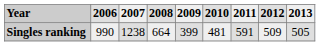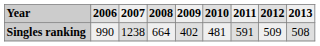(189, 31) 399 -> (189, 31) 402
(301, 31) 505 -> (301, 31) 508
